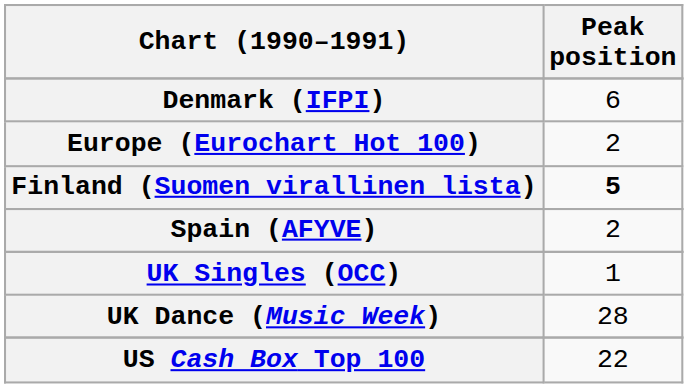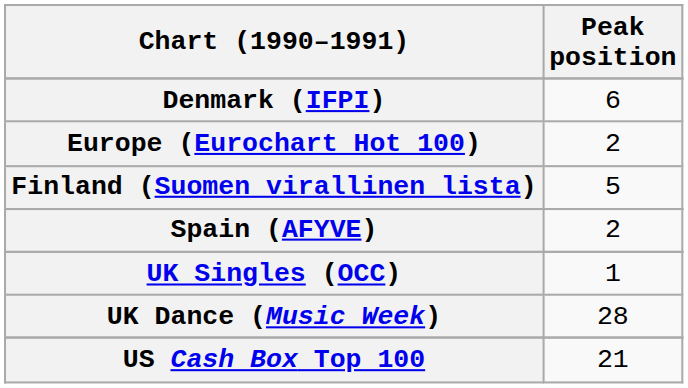(613, 187) bold -> (613, 187) normal
(613, 360) 22 -> (613, 360) 21
